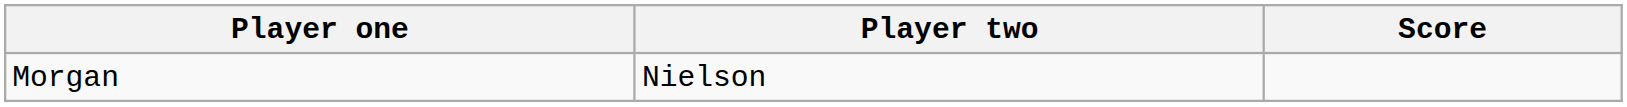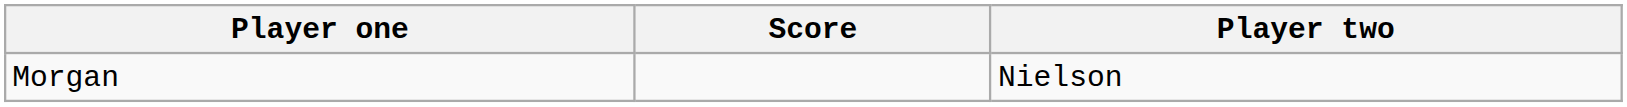columns swapped: (950, 29) <-> (1443, 29)
